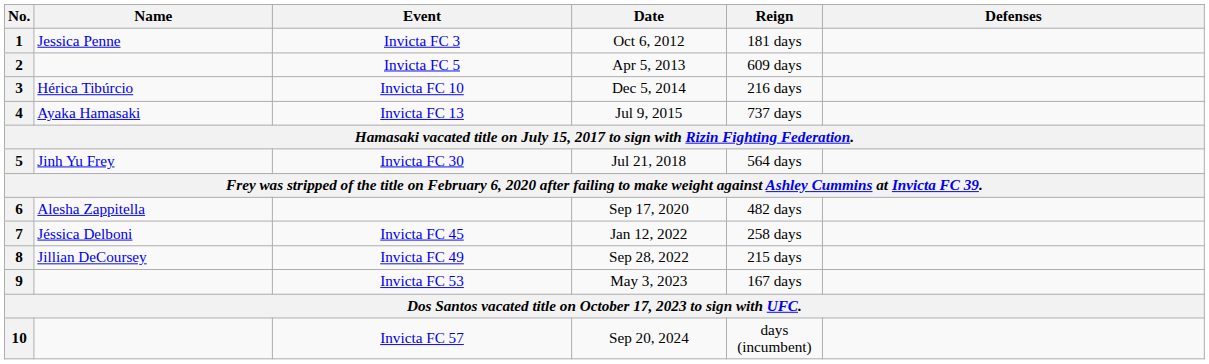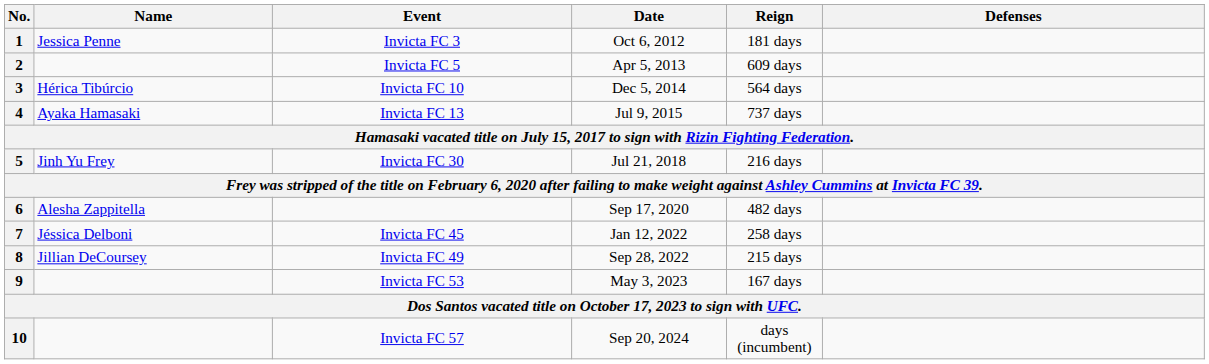(774, 88) 216 days -> (774, 88) 564 days
(774, 161) 564 days -> (774, 161) 216 days
